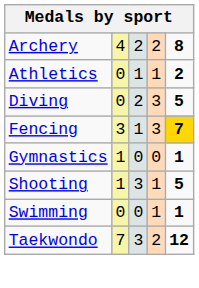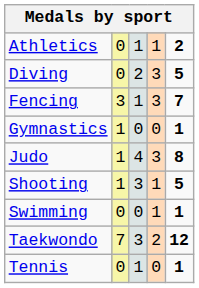- row: (43, 46)
(179, 129) gold background -> (179, 101) no background
+ row: (28, 157)
+ row: (38, 268)
